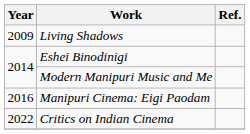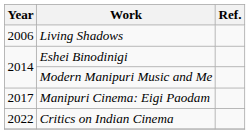(21, 35) 2009 -> (21, 35) 2006
(21, 98) 2016 -> (21, 98) 2017
